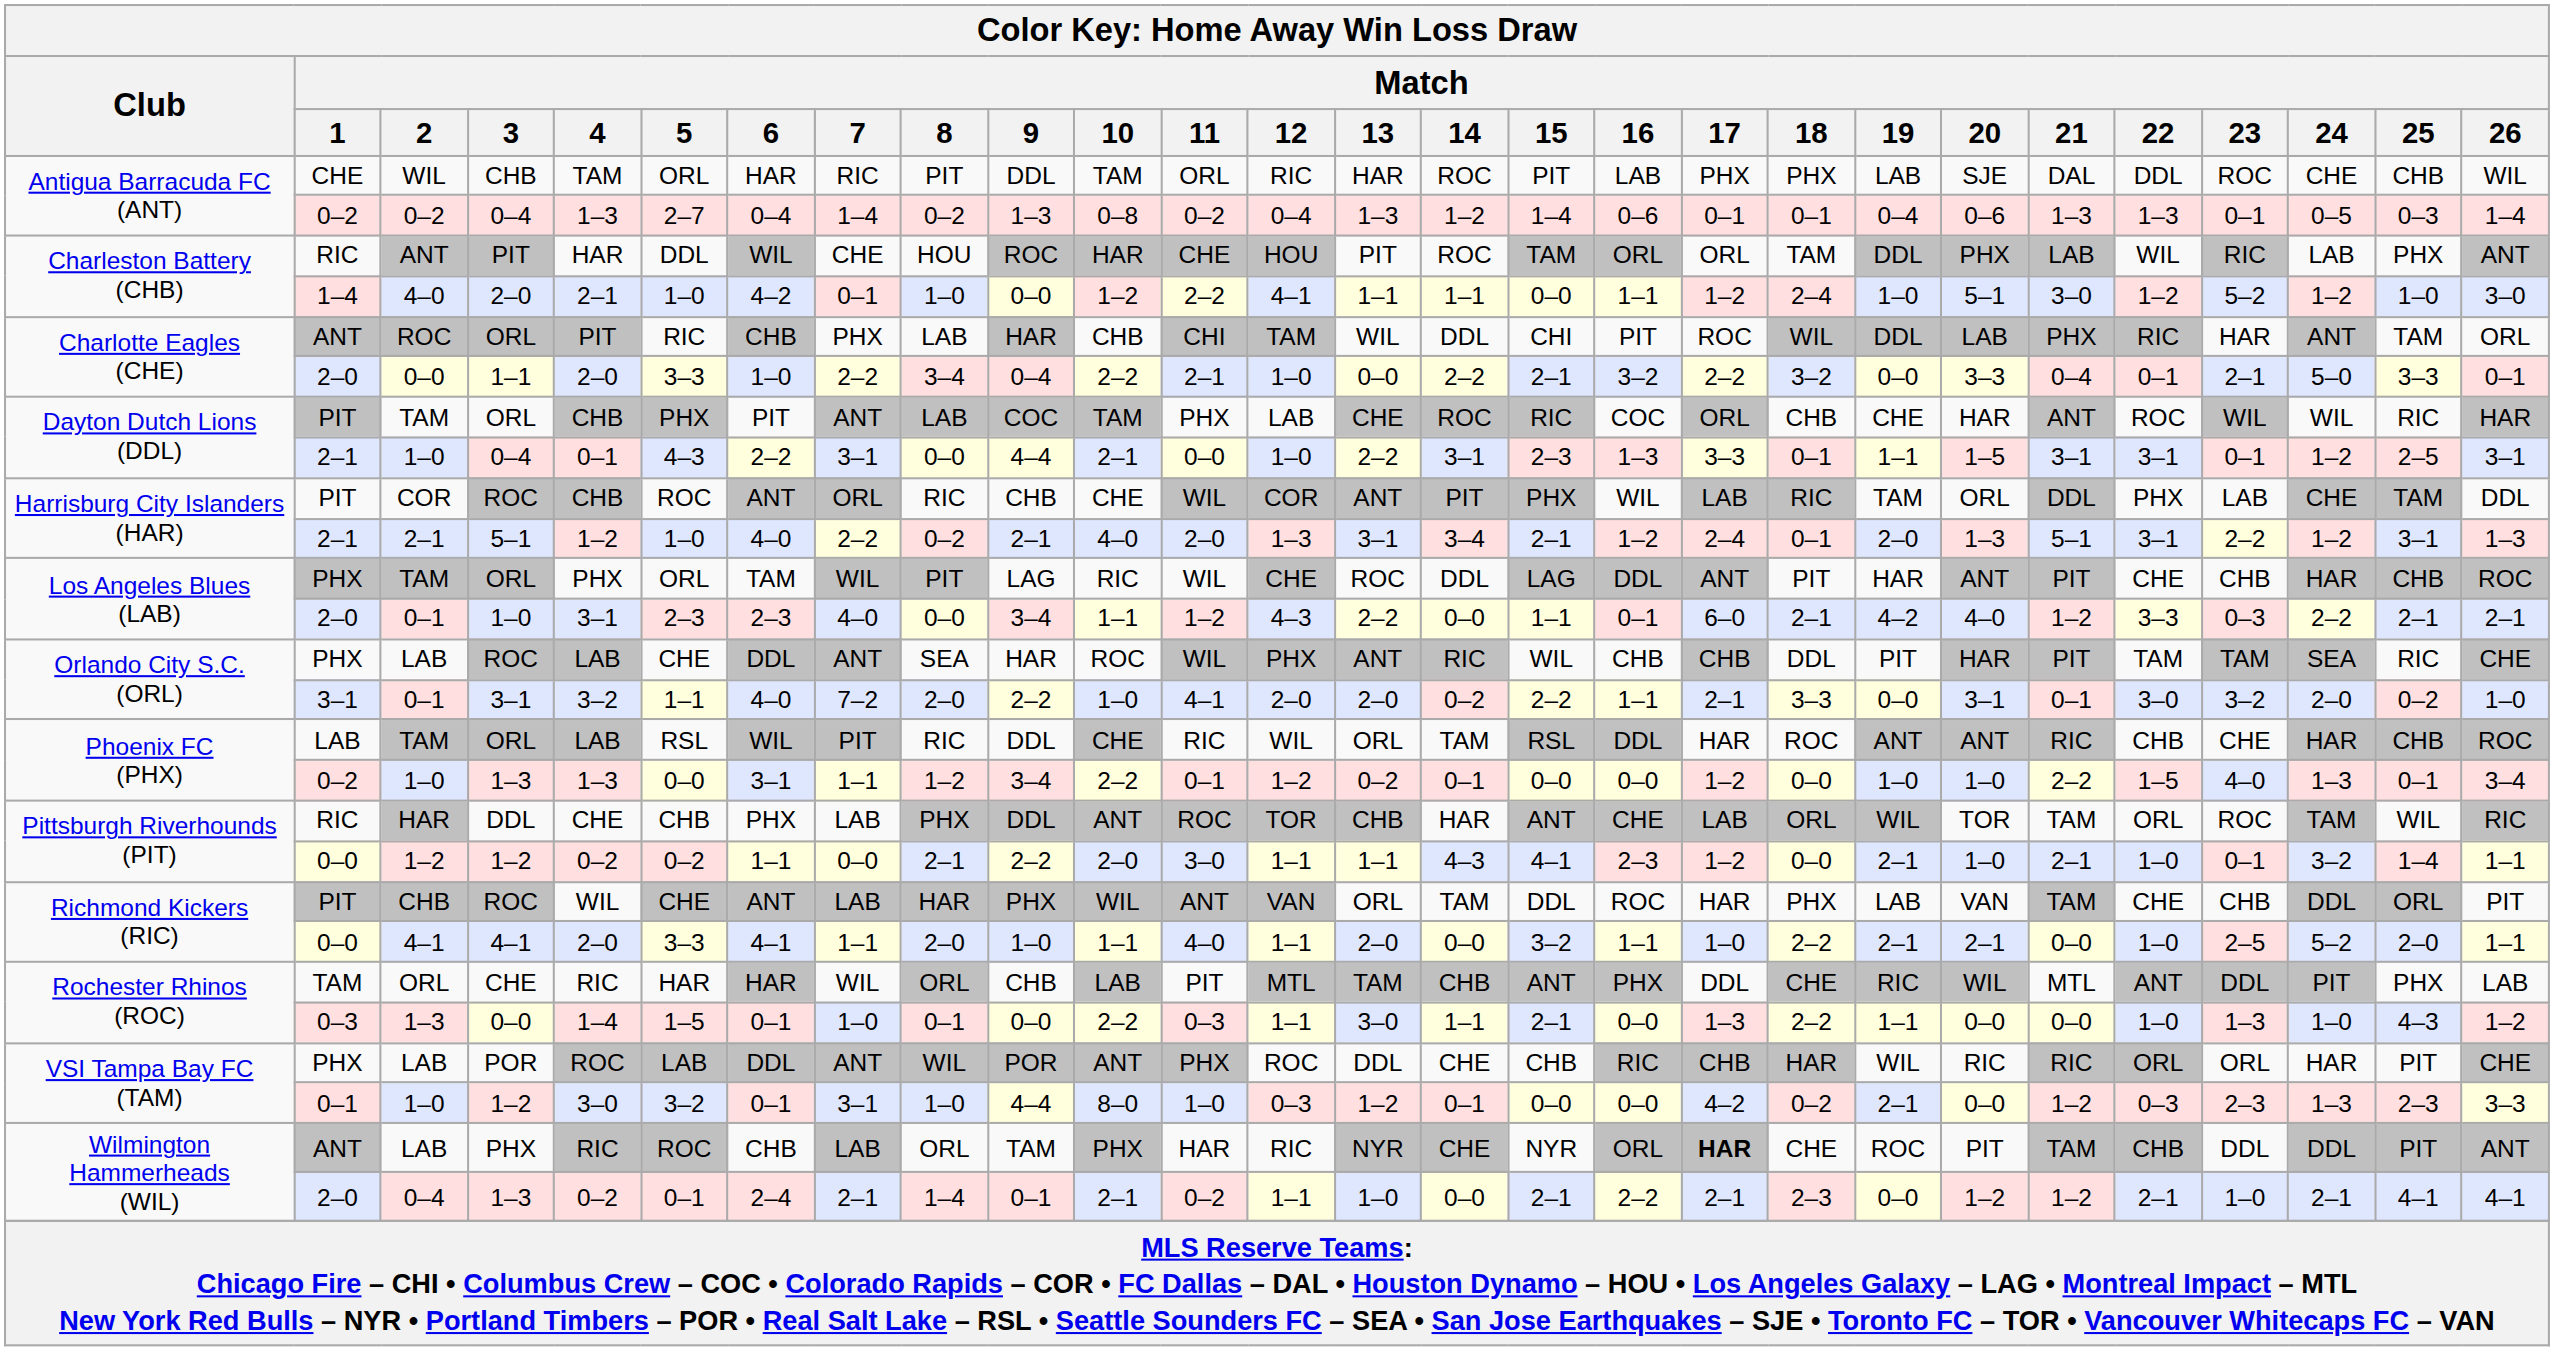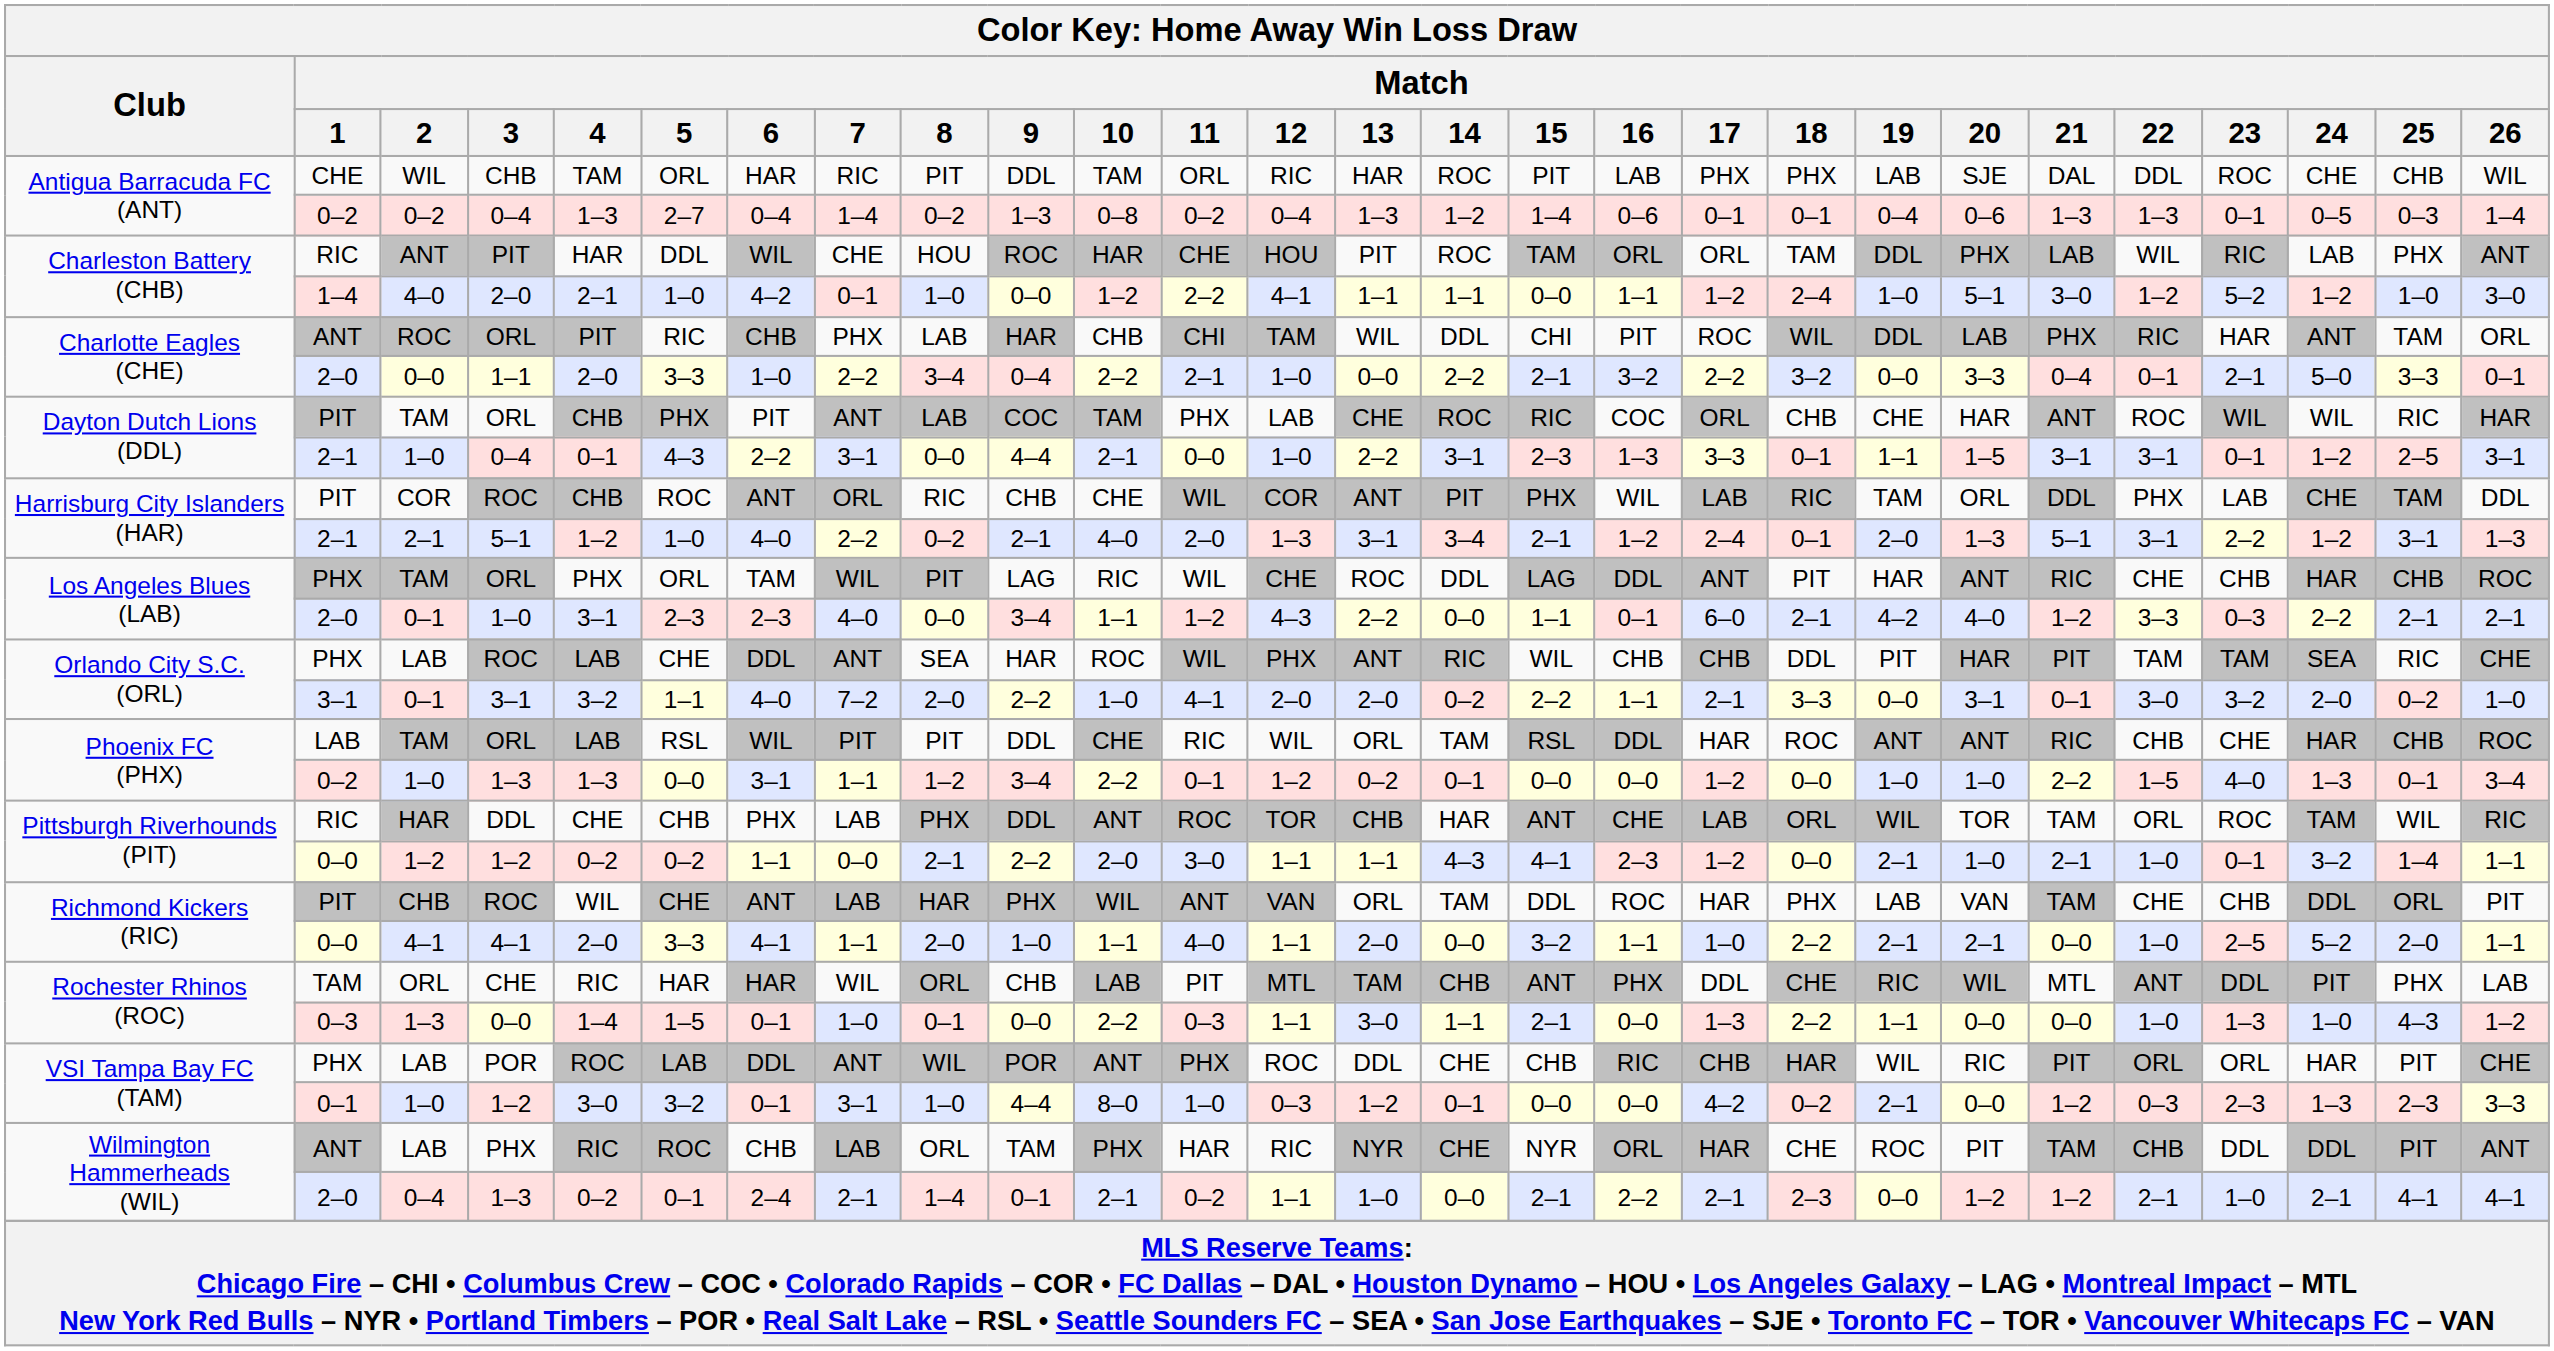(2071, 579) PIT -> (2071, 579) RIC
(944, 740) RIC -> (944, 740) PIT
(2071, 1063) RIC -> (2071, 1063) PIT
(1725, 1148) bold -> (1725, 1148) normal
